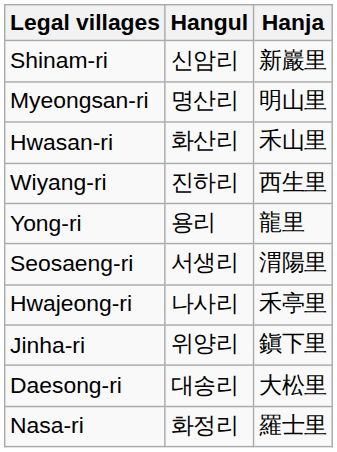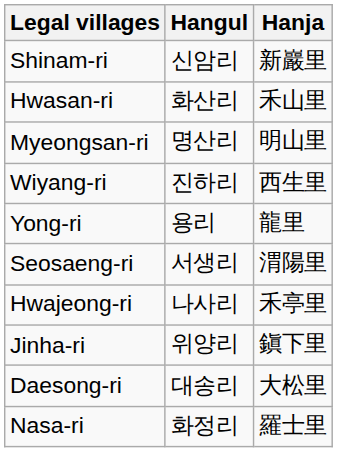rows swapped: (79, 101) <-> (61, 142)
